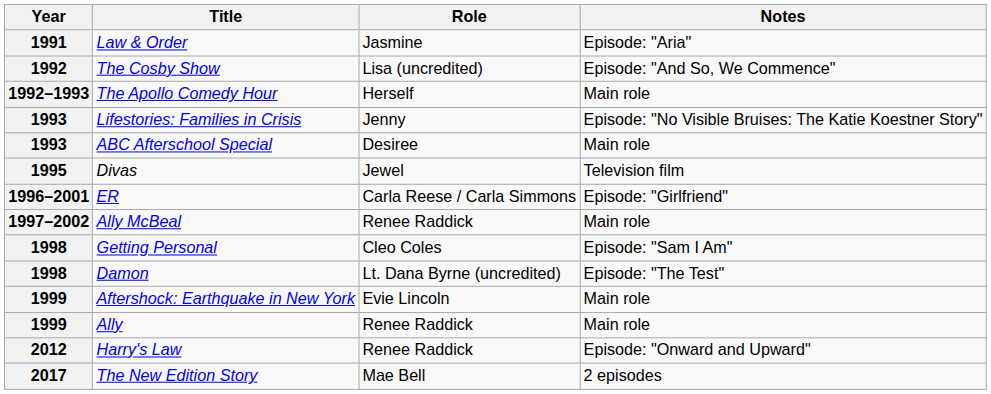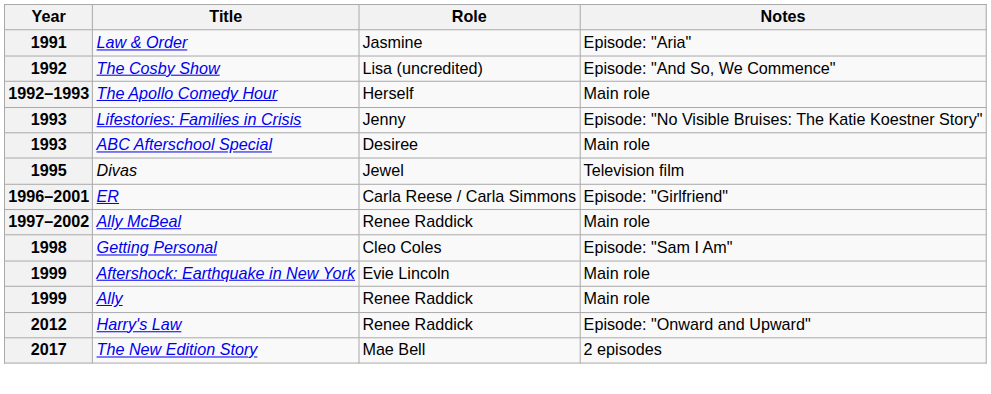- row: (123, 273)
